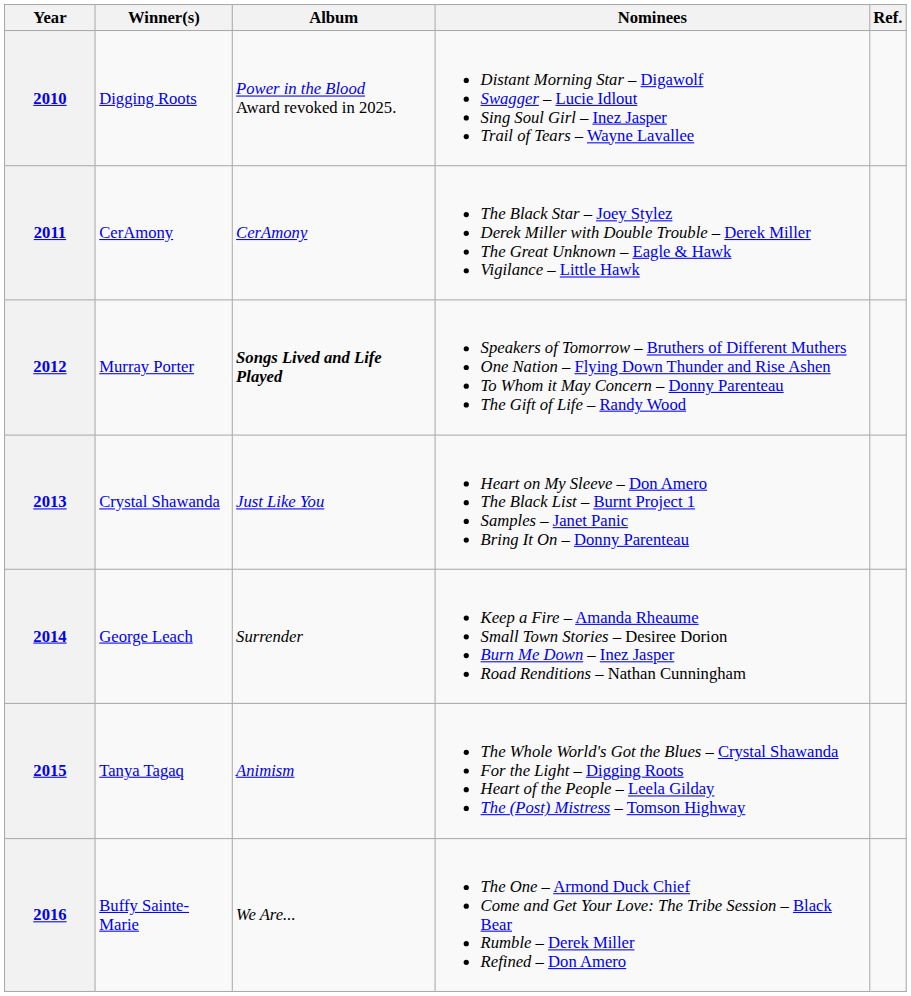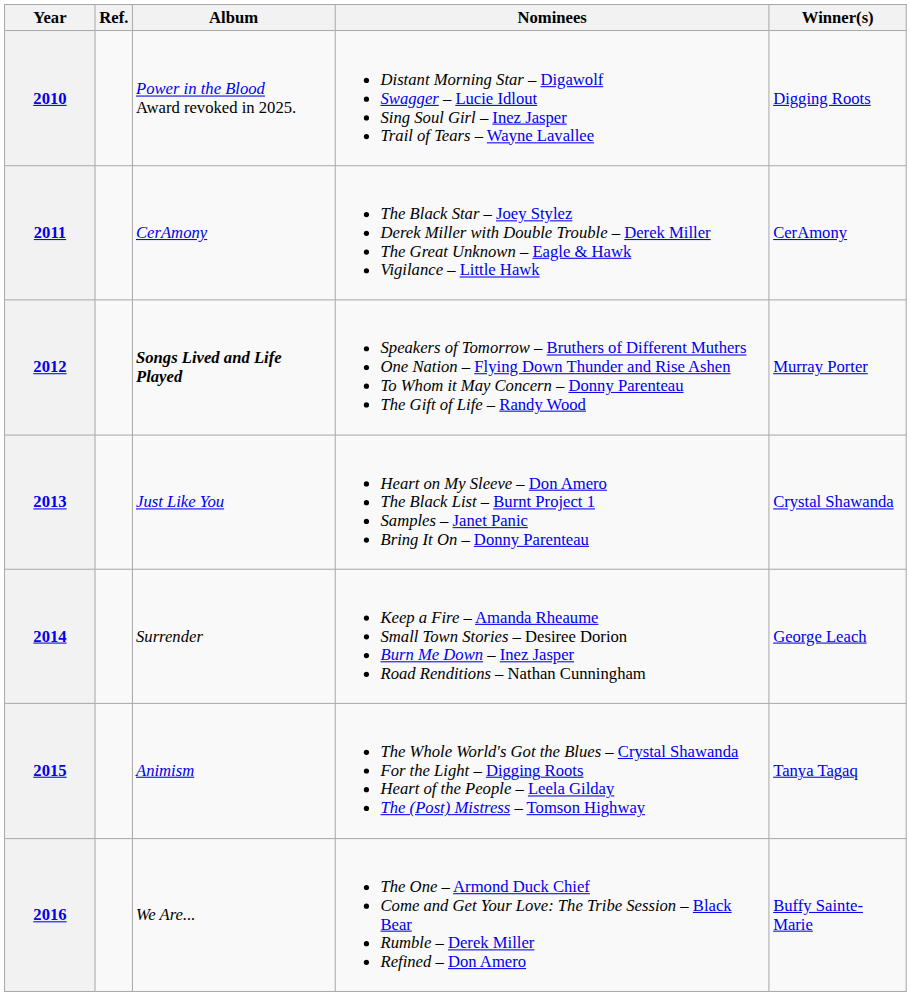columns swapped: (164, 17) <-> (888, 17)
